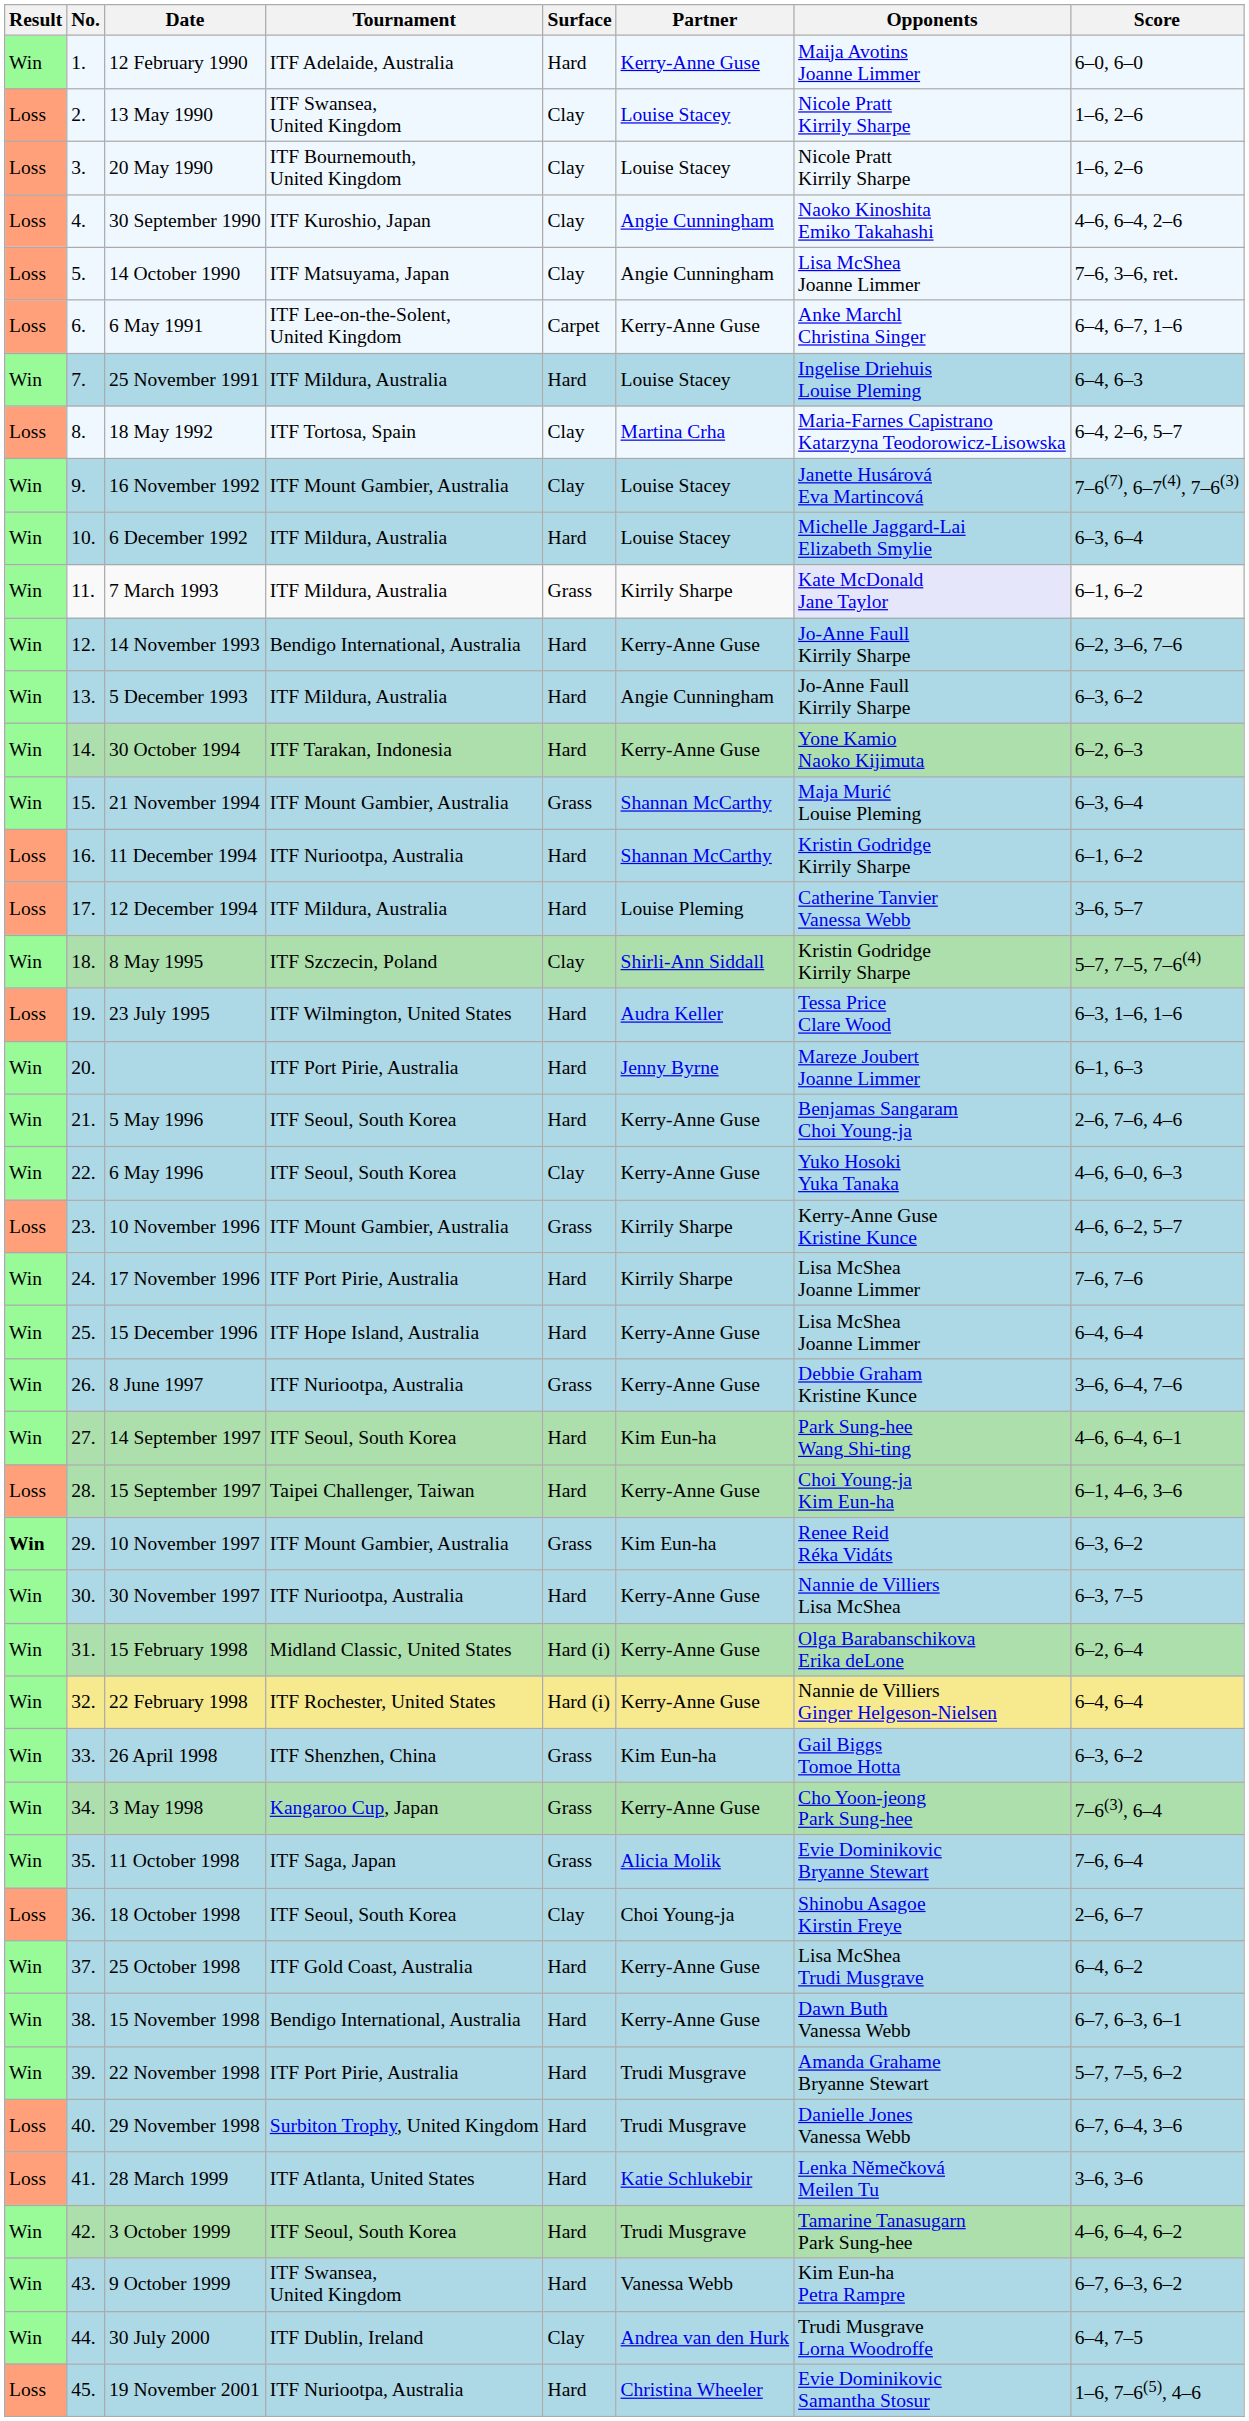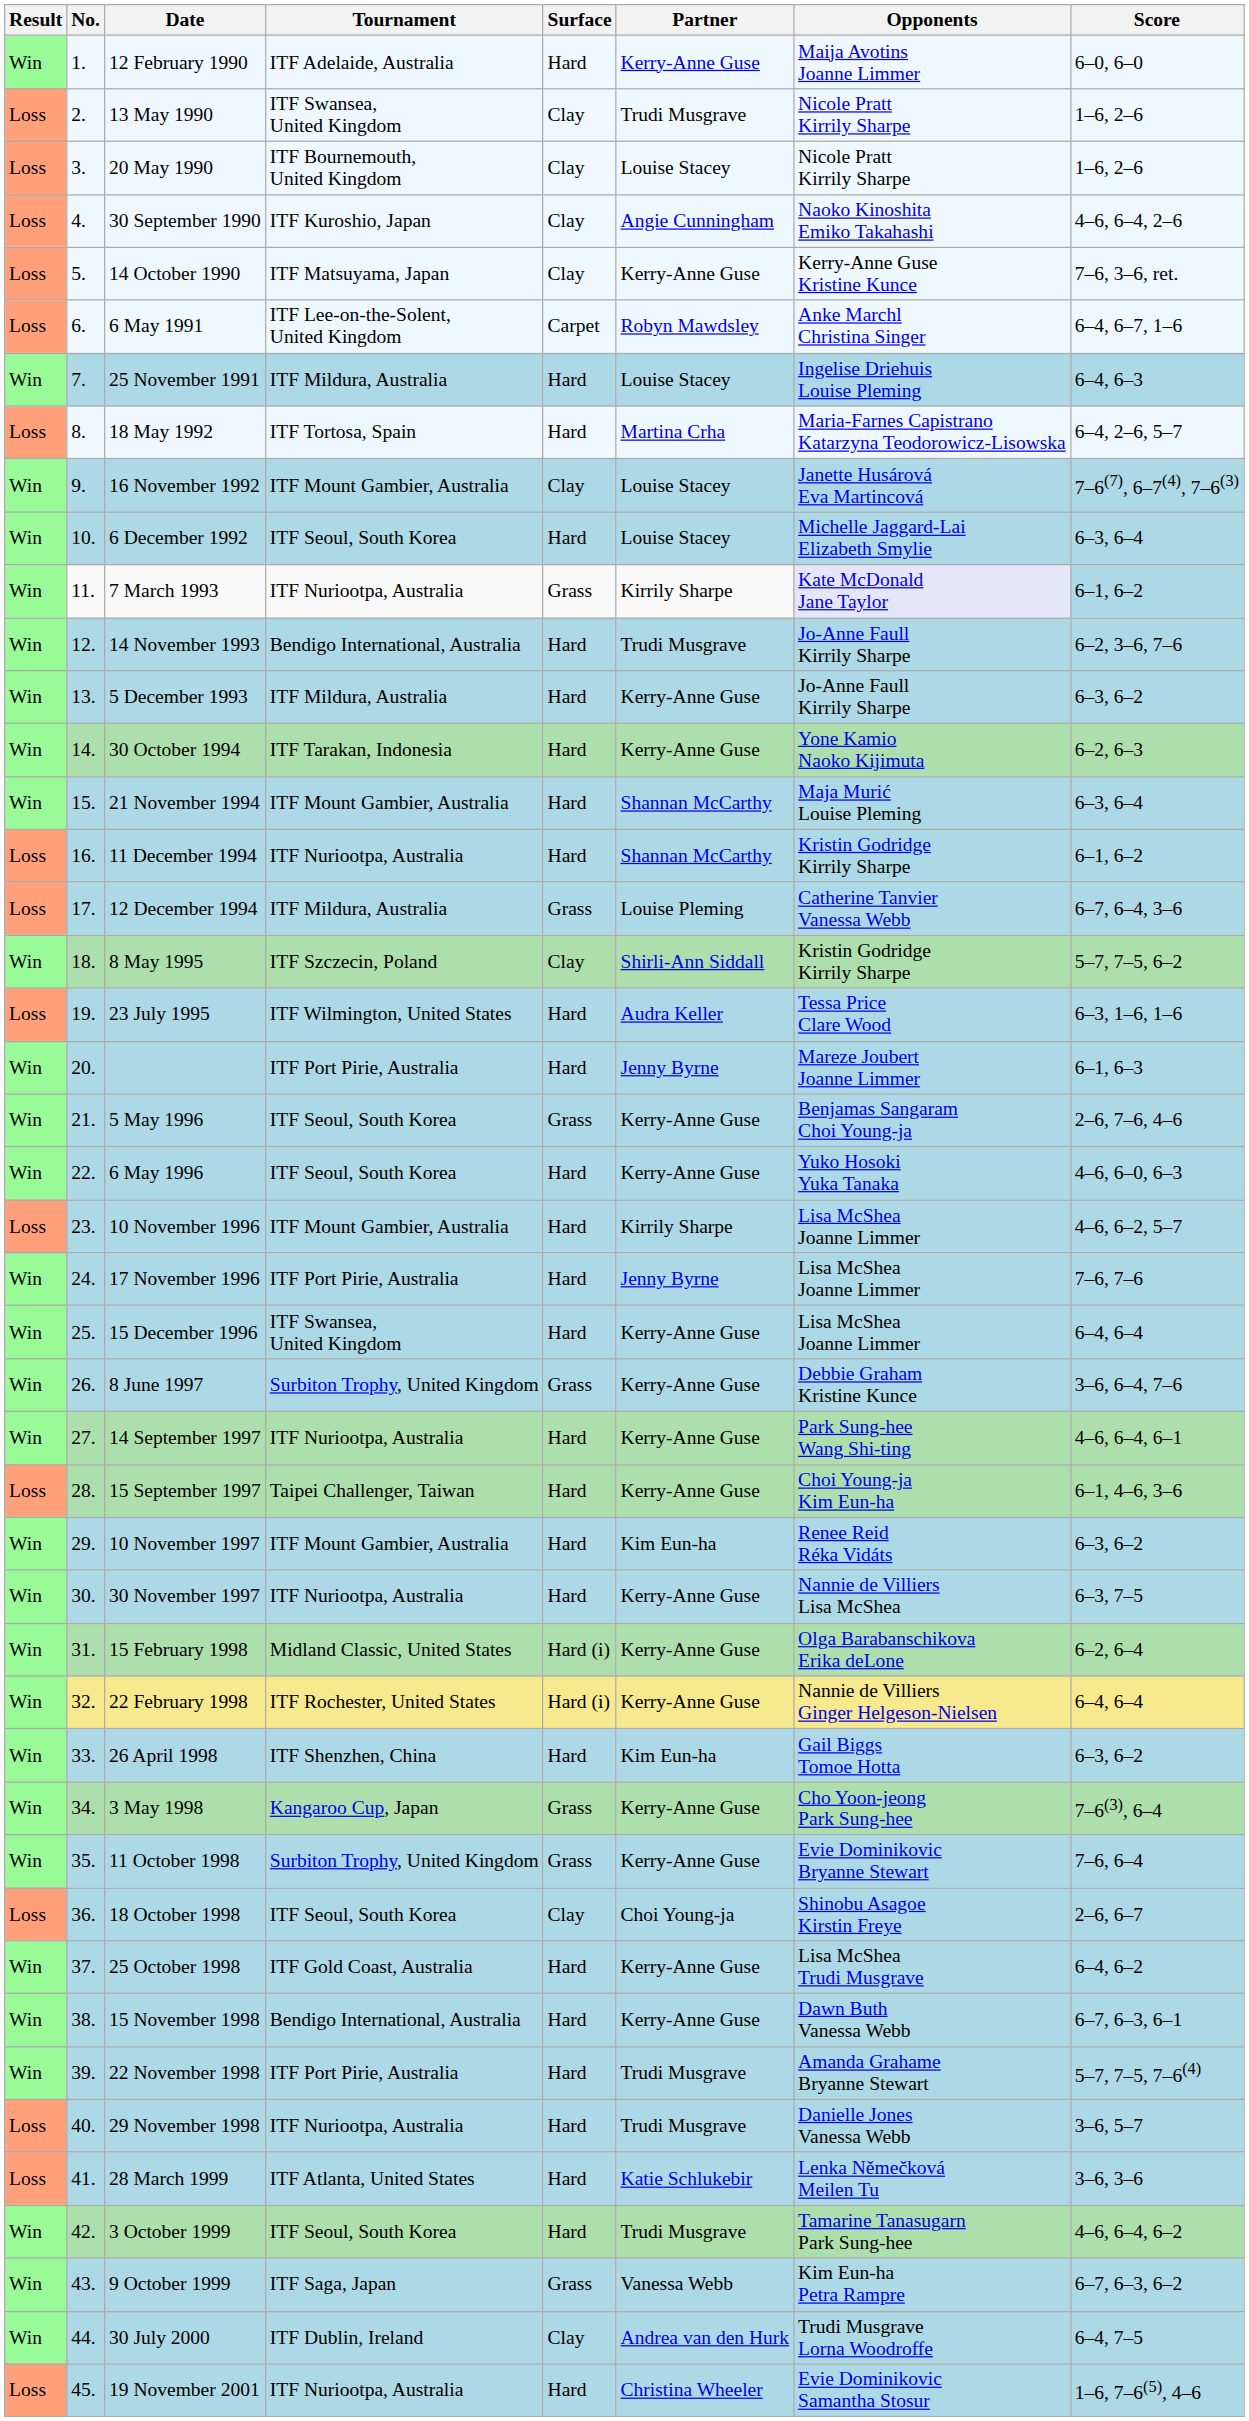(676, 114) Louise Stacey -> (683, 114) Trudi Musgrave
(697, 273) Angie Cunningham -> (690, 273) Kerry-Anne Guse
(859, 273) Lisa McShea Joanne Limmer -> (868, 273) Kerry-Anne Guse Kristine Kunce
(690, 326) Kerry-Anne Guse -> (690, 326) Robyn Mawdsley
(566, 432) Clay -> (567, 432) Hard
(358, 538) ITF Mildura, Australia -> (363, 538) ITF Seoul, South Korea
(358, 591) ITF Mildura, Australia -> (367, 591) ITF Nuriootpa, Australia
(1109, 591) no background -> (1109, 591) lightblue background
(690, 644) Kerry-Anne Guse -> (683, 644) Trudi Musgrave
(697, 696) Angie Cunningham -> (690, 696) Kerry-Anne Guse
(570, 802) Grass -> (567, 802) Hard
(567, 908) Hard -> (570, 908) Grass
(1109, 908) 3–6, 5–7 -> (1128, 908) 6–7, 6–4, 3–6
(1138, 961) 5–7, 7–5, 7–6(4) -> (1128, 961) 5–7, 7–5, 6–2
(567, 1120) Hard -> (570, 1120) Grass
(566, 1173) Clay -> (567, 1173) Hard
(570, 1226) Grass -> (567, 1226) Hard
(868, 1226) Kerry-Anne Guse Kristine Kunce -> (859, 1226) Lisa McShea Joanne Limmer
(677, 1279) Kirrily Sharpe -> (670, 1279) Jenny Byrne
(374, 1331) ITF Hope Island, Australia -> (336, 1331) ITF Swansea, United Kingdom
(367, 1384) ITF Nuriootpa, Australia -> (404, 1384) Surbiton Trophy, United Kingdom
(363, 1437) ITF Seoul, South Korea -> (367, 1437) ITF Nuriootpa, Australia
(669, 1437) Kim Eun-ha -> (690, 1437) Kerry-Anne Guse
(27, 1543) bold -> (26, 1543) normal
(570, 1543) Grass -> (567, 1543) Hard
(570, 1755) Grass -> (567, 1755) Hard
(333, 1861) ITF Saga, Japan -> (404, 1861) Surbiton Trophy, United Kingdom
(671, 1861) Alicia Molik -> (690, 1861) Kerry-Anne Guse
(1128, 2072) 5–7, 7–5, 6–2 -> (1138, 2072) 5–7, 7–5, 7–6(4)
(404, 2125) Surbiton Trophy, United Kingdom -> (367, 2125) ITF Nuriootpa, Australia
(1128, 2125) 6–7, 6–4, 3–6 -> (1109, 2125) 3–6, 5–7
(336, 2284) ITF Swansea, United Kingdom -> (333, 2284) ITF Saga, Japan
(567, 2284) Hard -> (570, 2284) Grass
